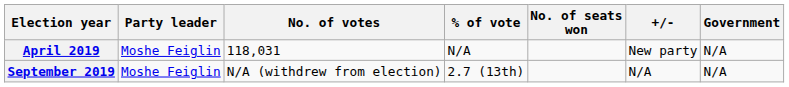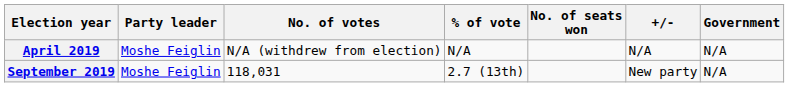(254, 50) 118,031 -> (334, 50) N/A (withdrew from election)
(663, 50) New party -> (640, 50) N/A
(334, 71) N/A (withdrew from election) -> (254, 71) 118,031
(640, 71) N/A -> (663, 71) New party
